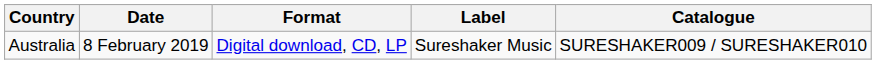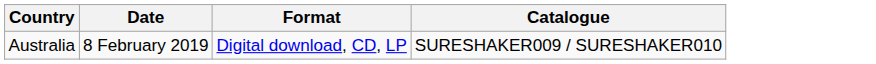- column: (483, 18)
